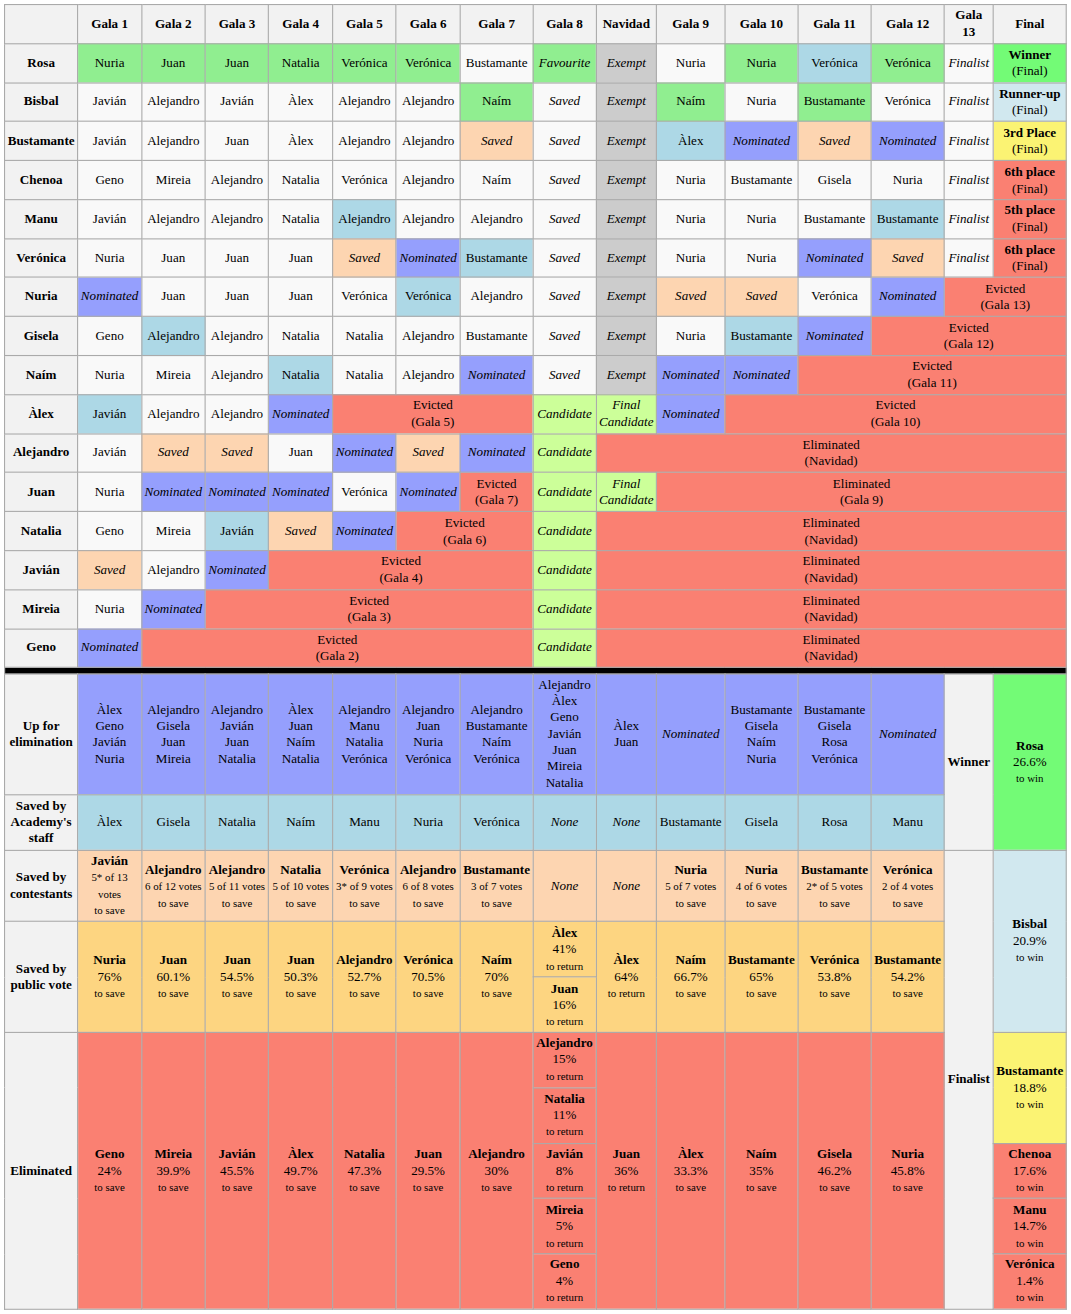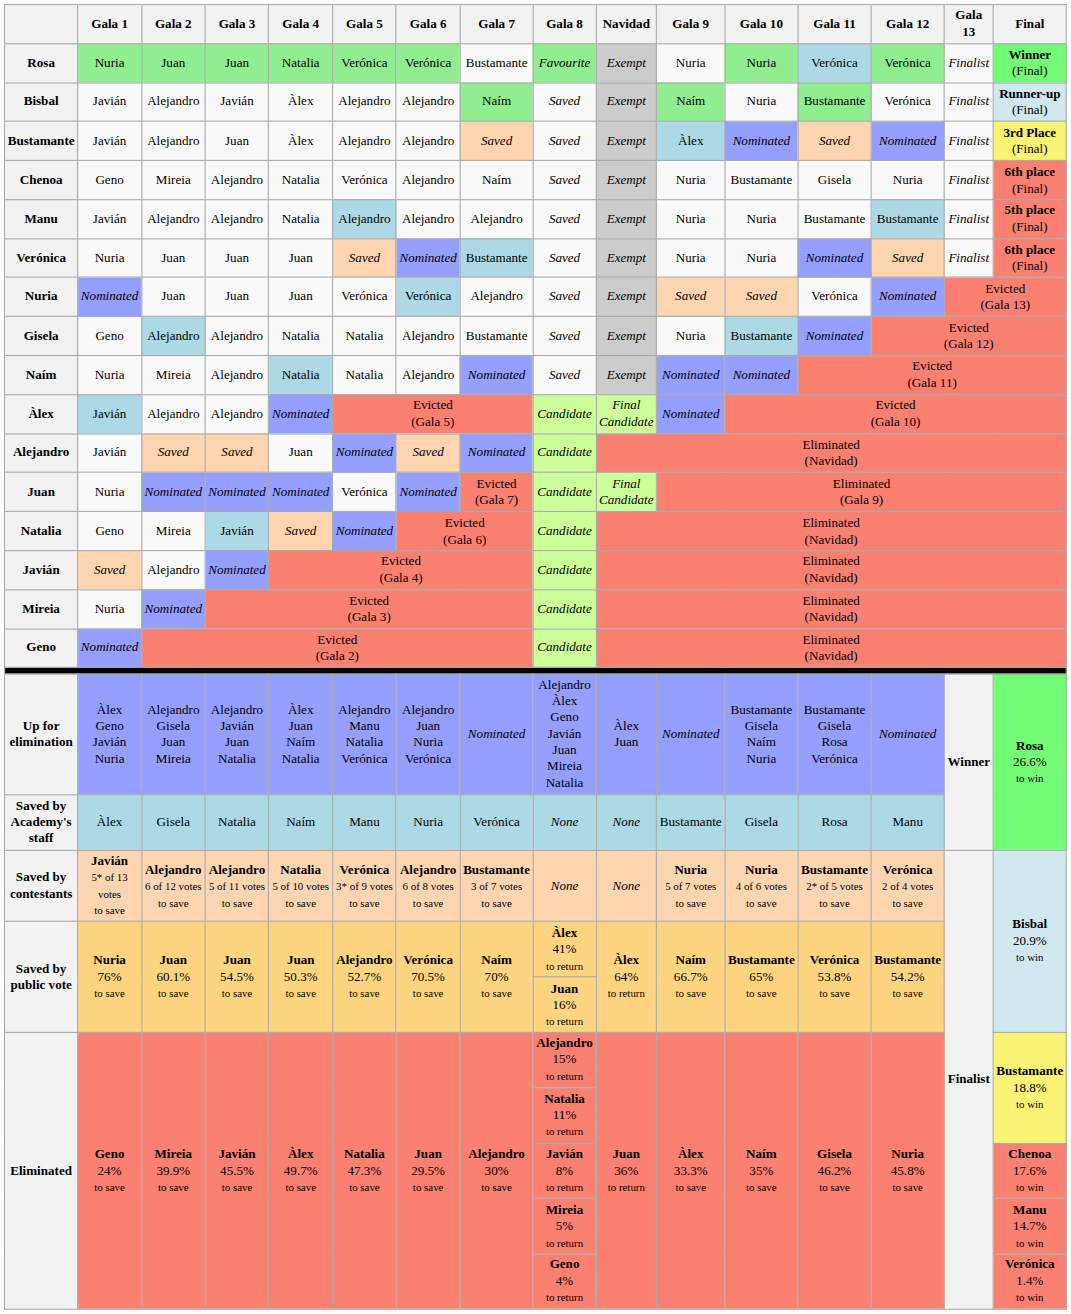(497, 734) Alejandro Bustamante Naím Verónica -> (497, 734) Nominated
